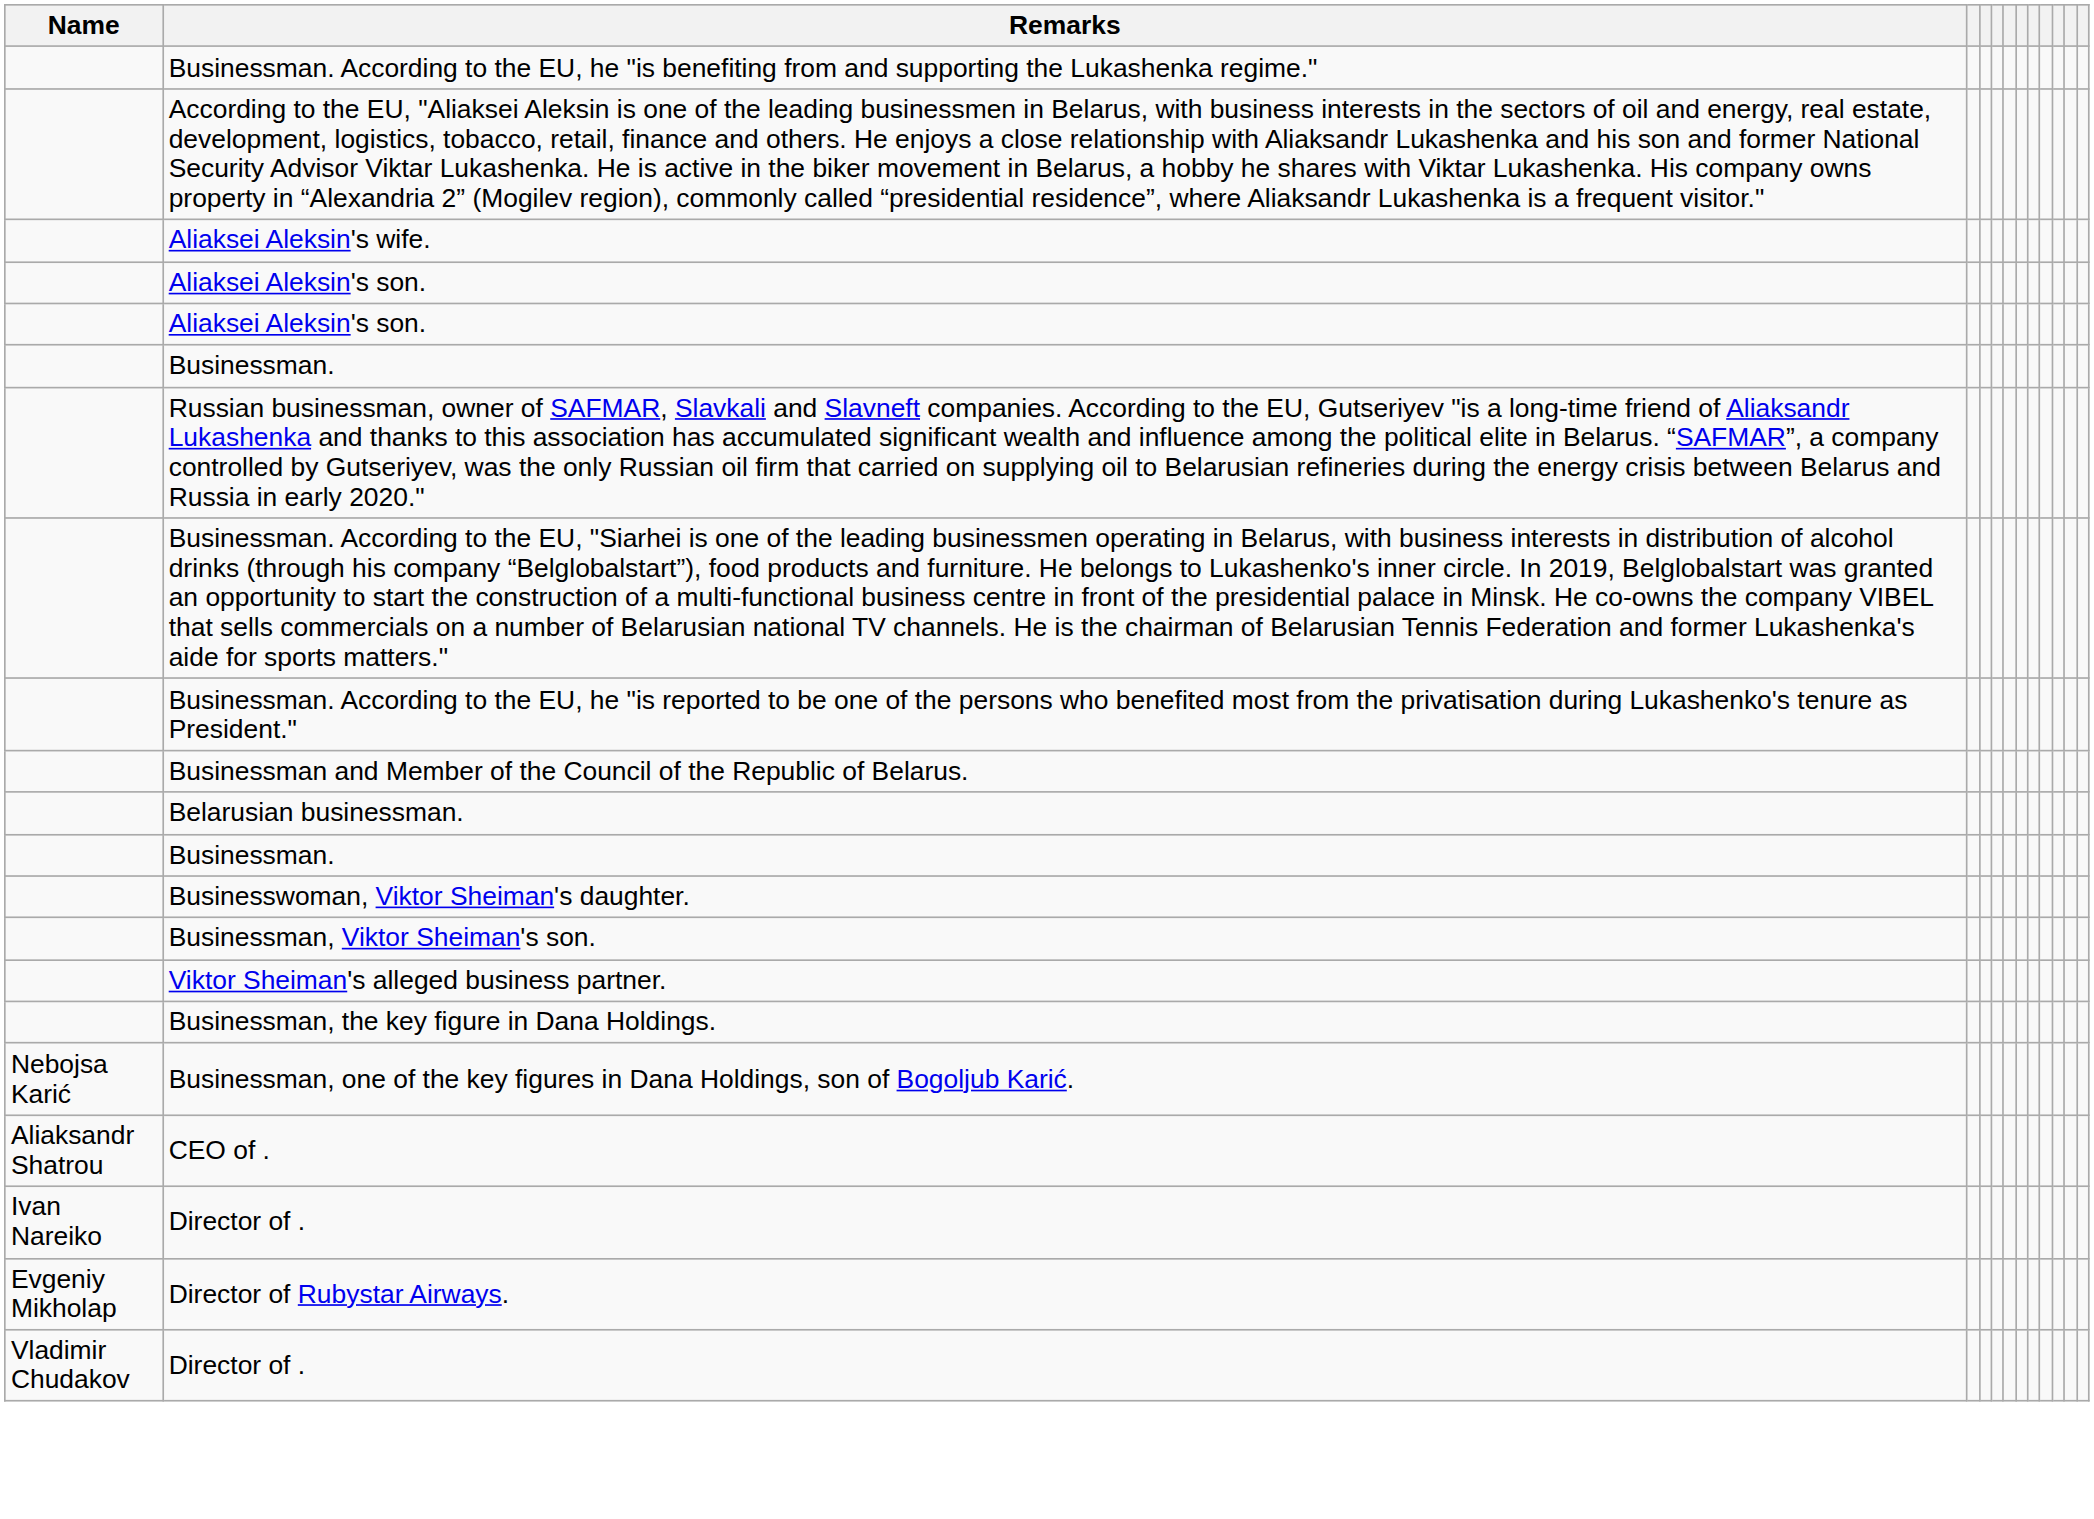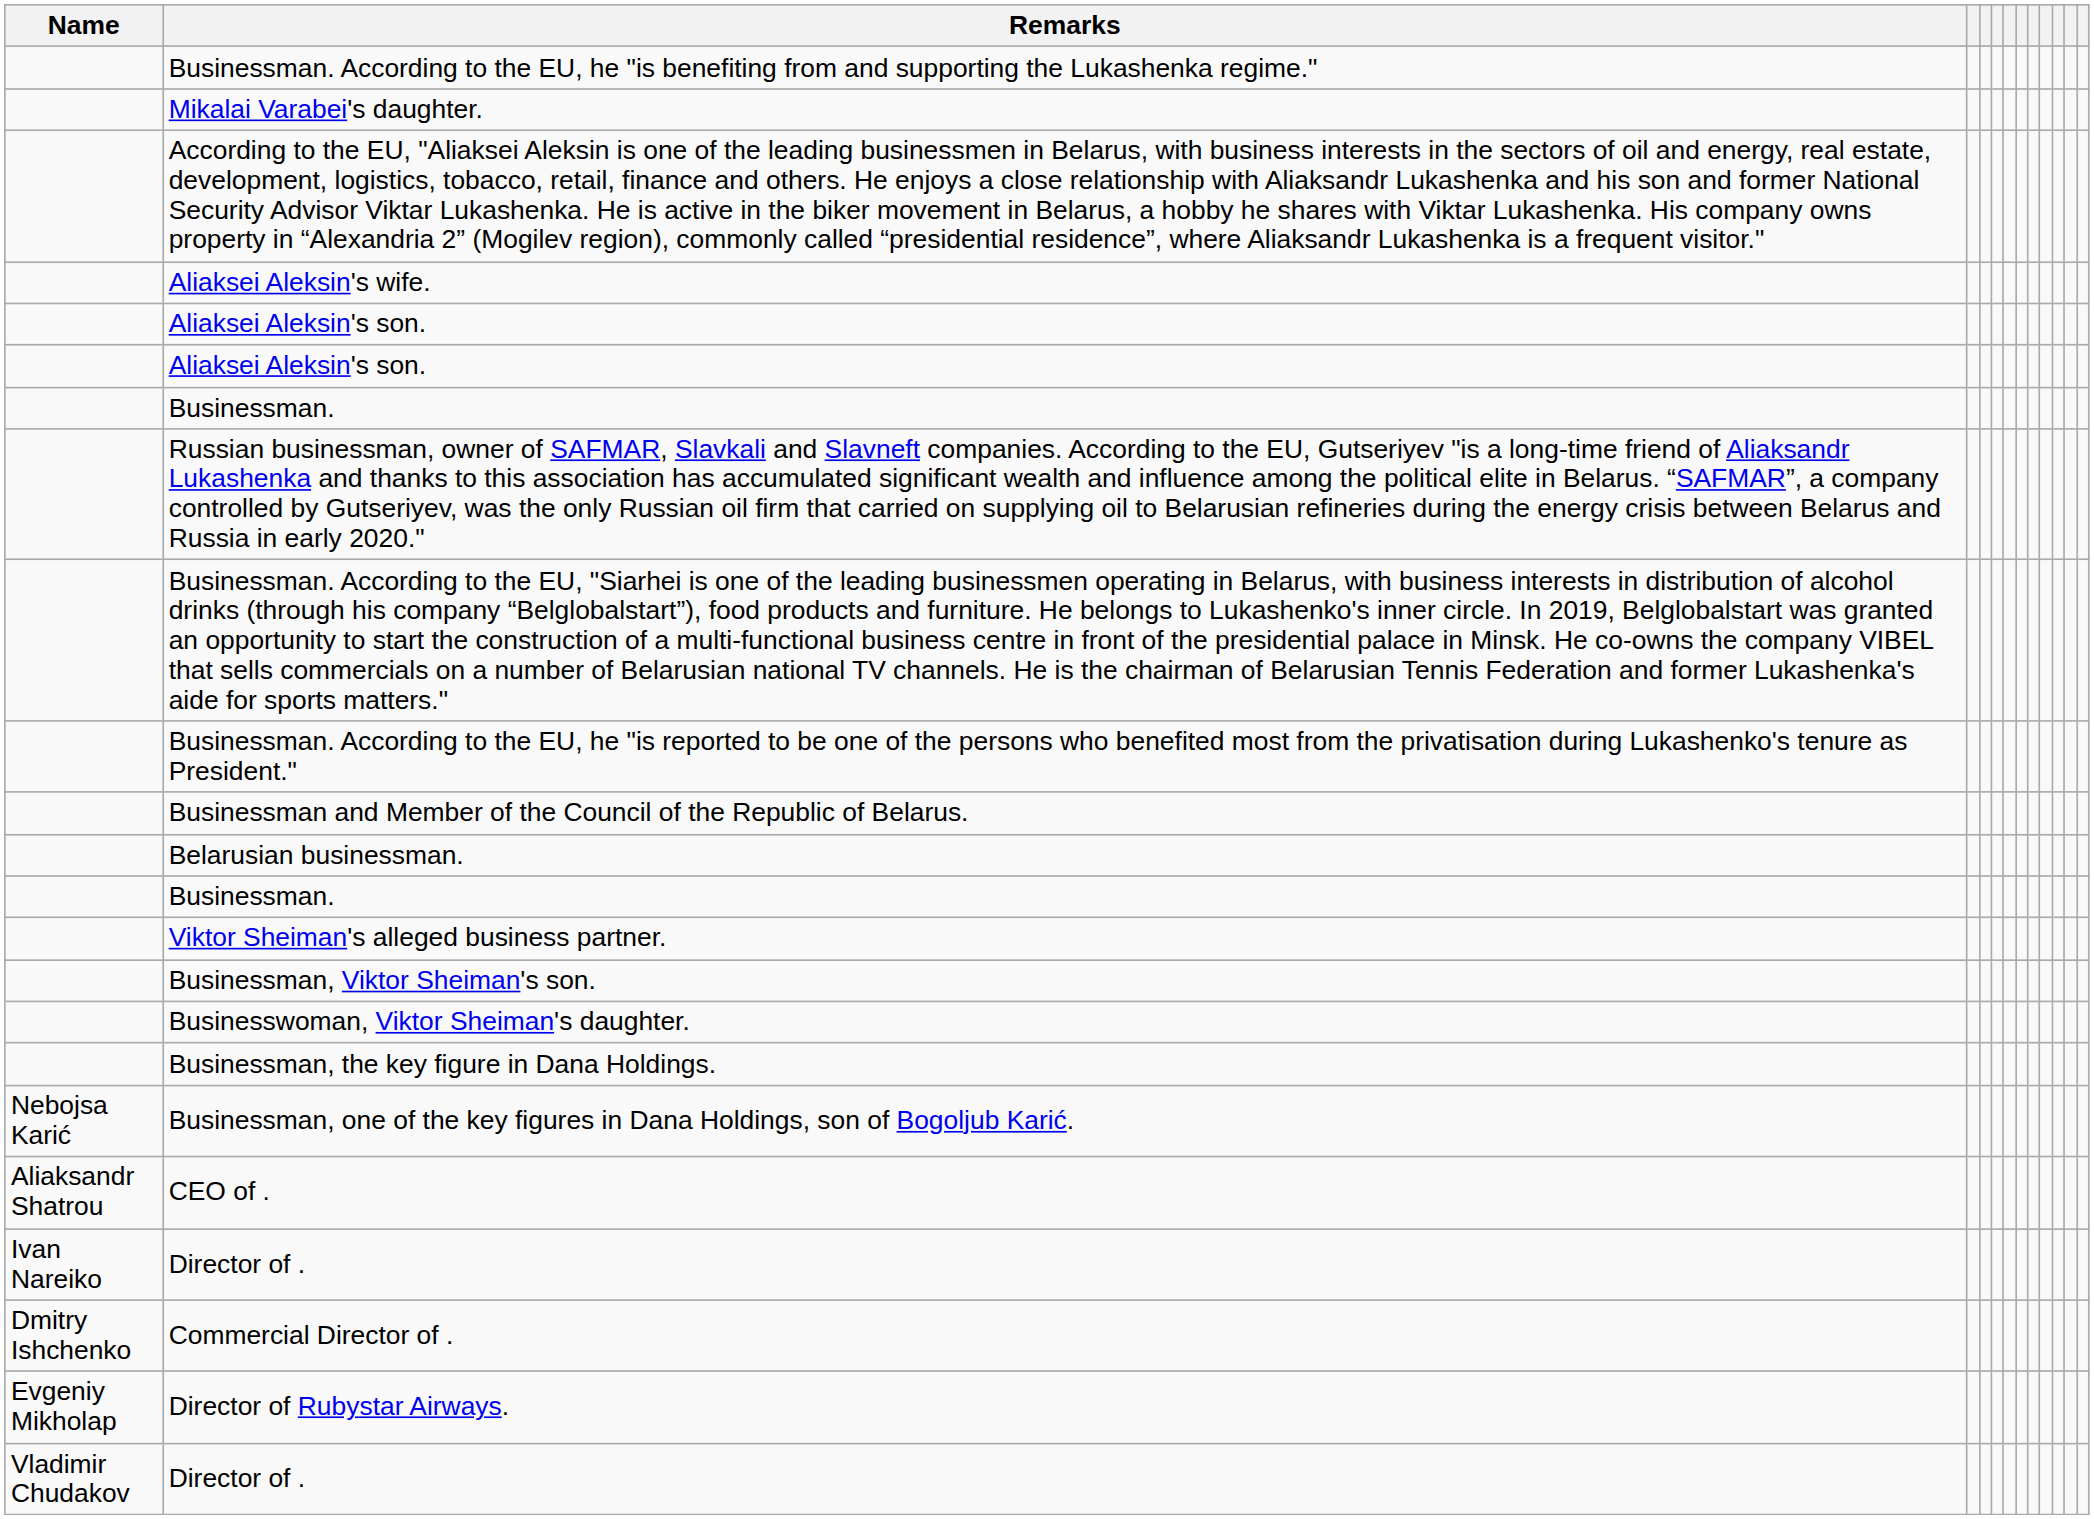+ row: (84, 109)
rows swapped: (84, 897) <-> (84, 980)
+ row: (71, 1335)
